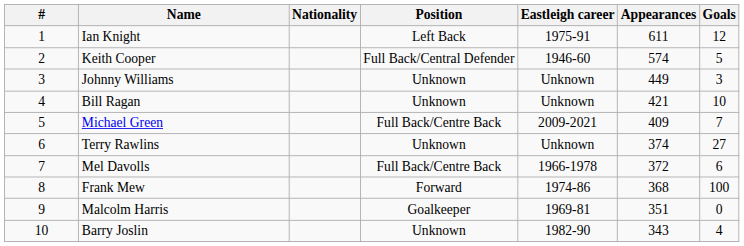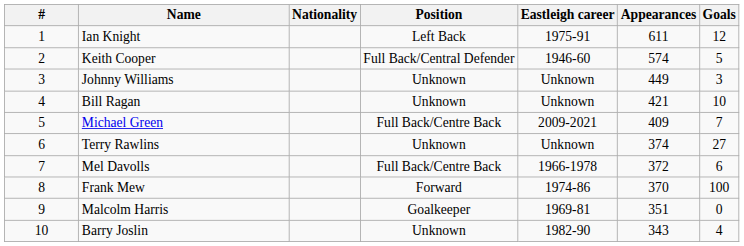(659, 187) 368 -> (659, 187) 370
